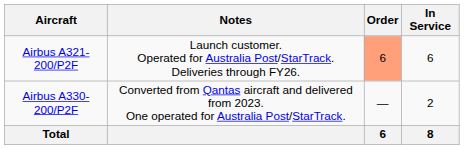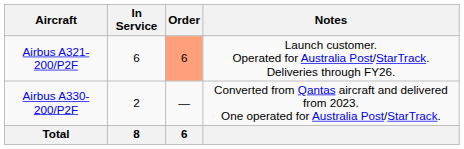columns swapped: (430, 20) <-> (236, 20)
